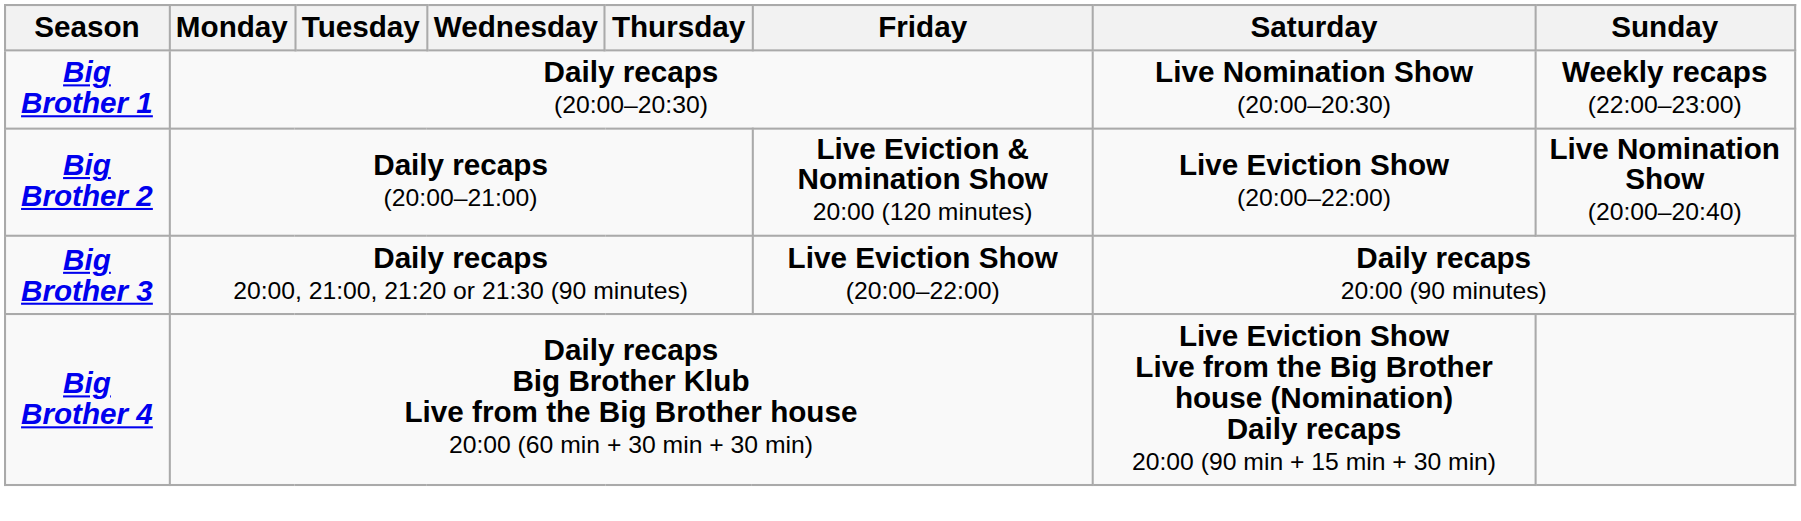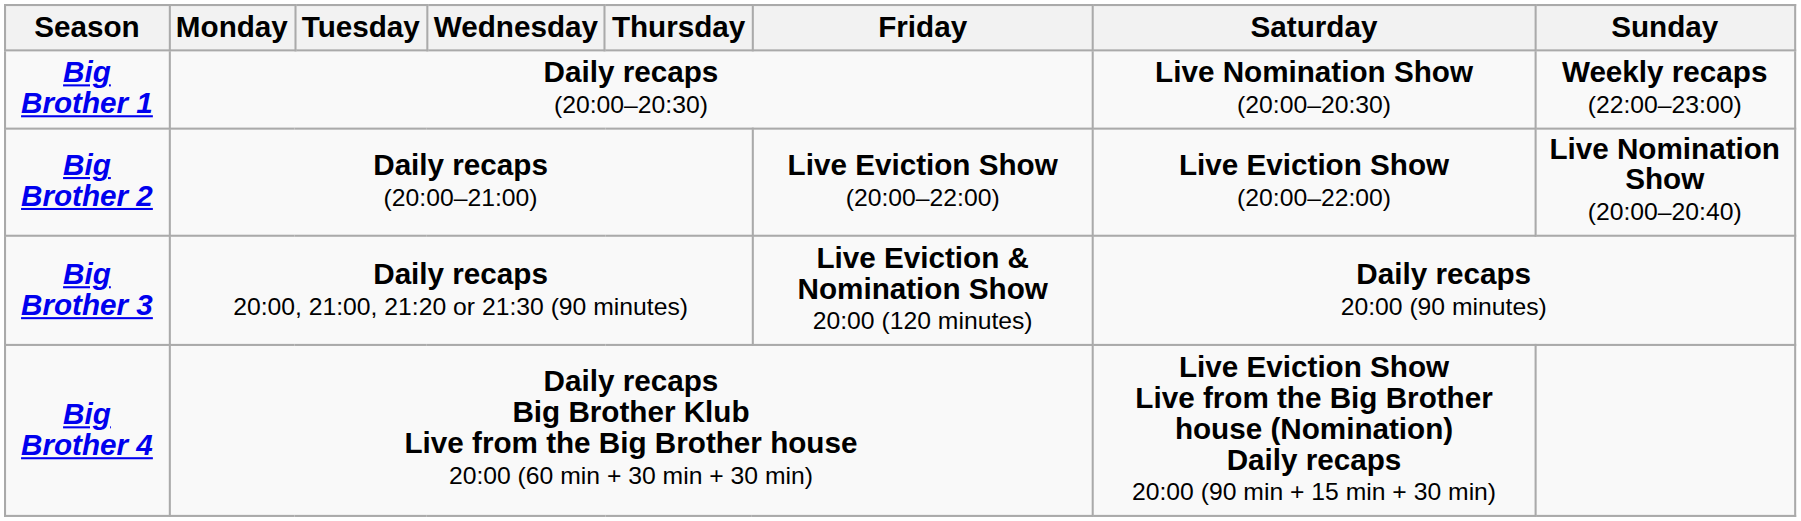(923, 180) Live Eviction & Nomination Show 20:00 (120 minutes) -> (923, 180) Live Eviction Show (20:00–22:00)
(923, 273) Live Eviction Show (20:00–22:00) -> (923, 289) Live Eviction & Nomination Show 20:00 (120 minutes)
